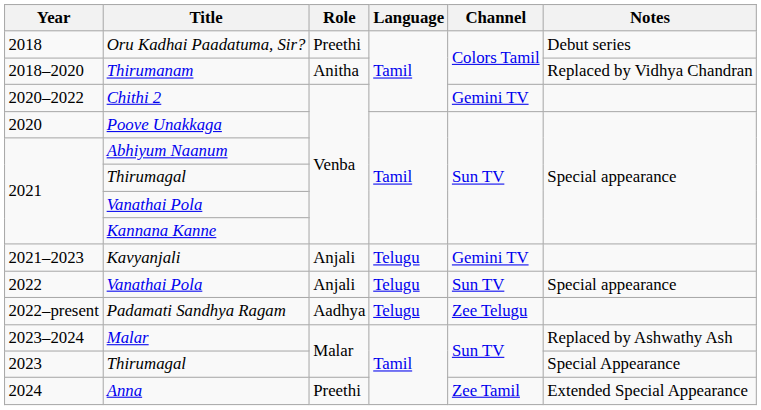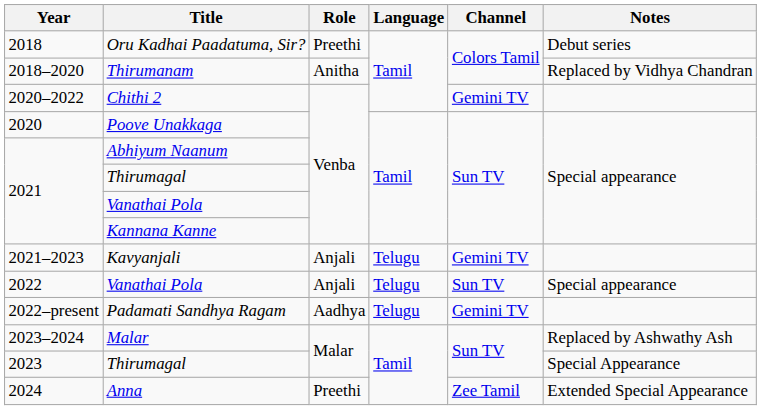(490, 310) Zee Telugu -> (490, 310) Gemini TV
